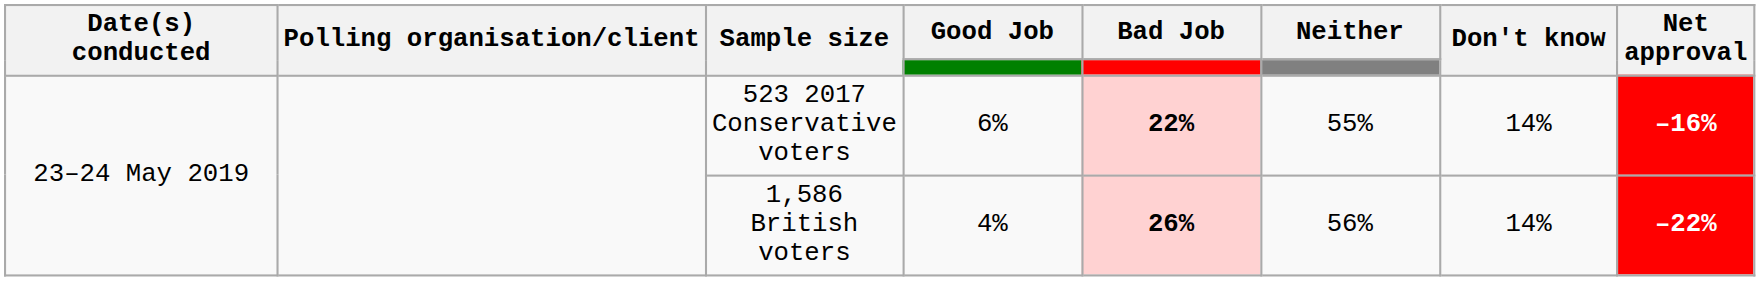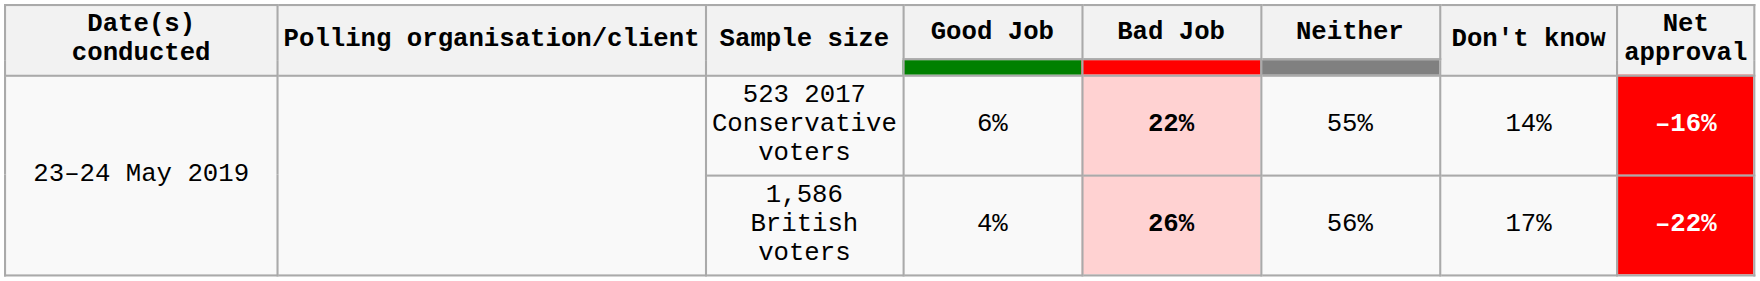(1529, 226) 14% -> (1529, 226) 17%
